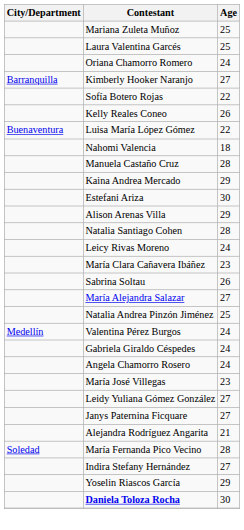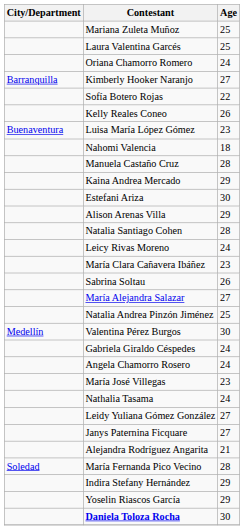(225, 130) 22 -> (225, 130) 23
(225, 332) 24 -> (225, 332) 30
+ row: (119, 399)
(225, 466) 27 -> (225, 483) 29
